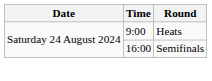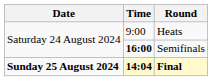(138, 48) normal -> (139, 48) bold
+ row: (169, 66)
